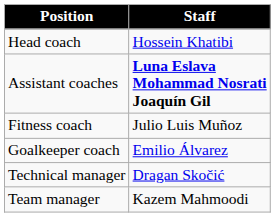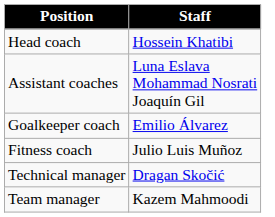(200, 83) bold -> (195, 83) normal
rows swapped: (64, 150) <-> (50, 125)
